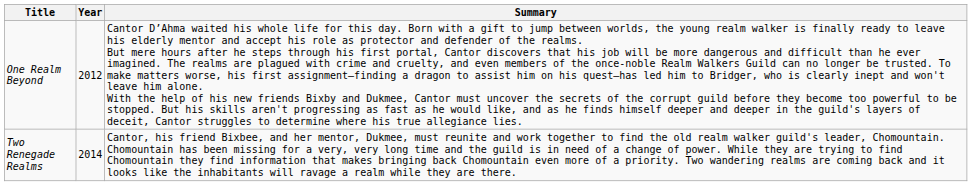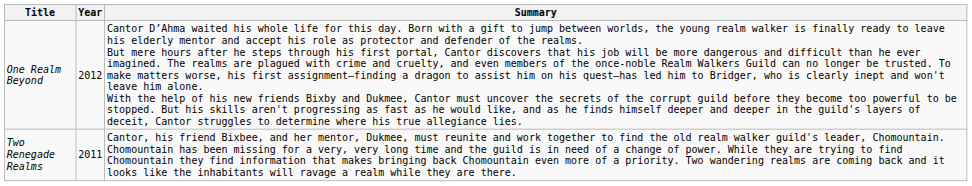(90, 155) 2014 -> (90, 155) 2011
